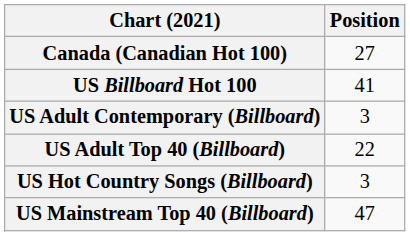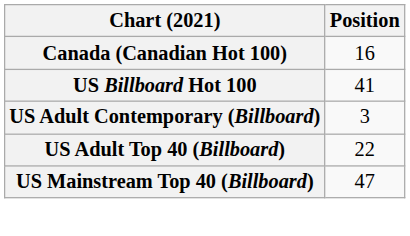(365, 52) 27 -> (365, 52) 16
- row: (165, 181)
